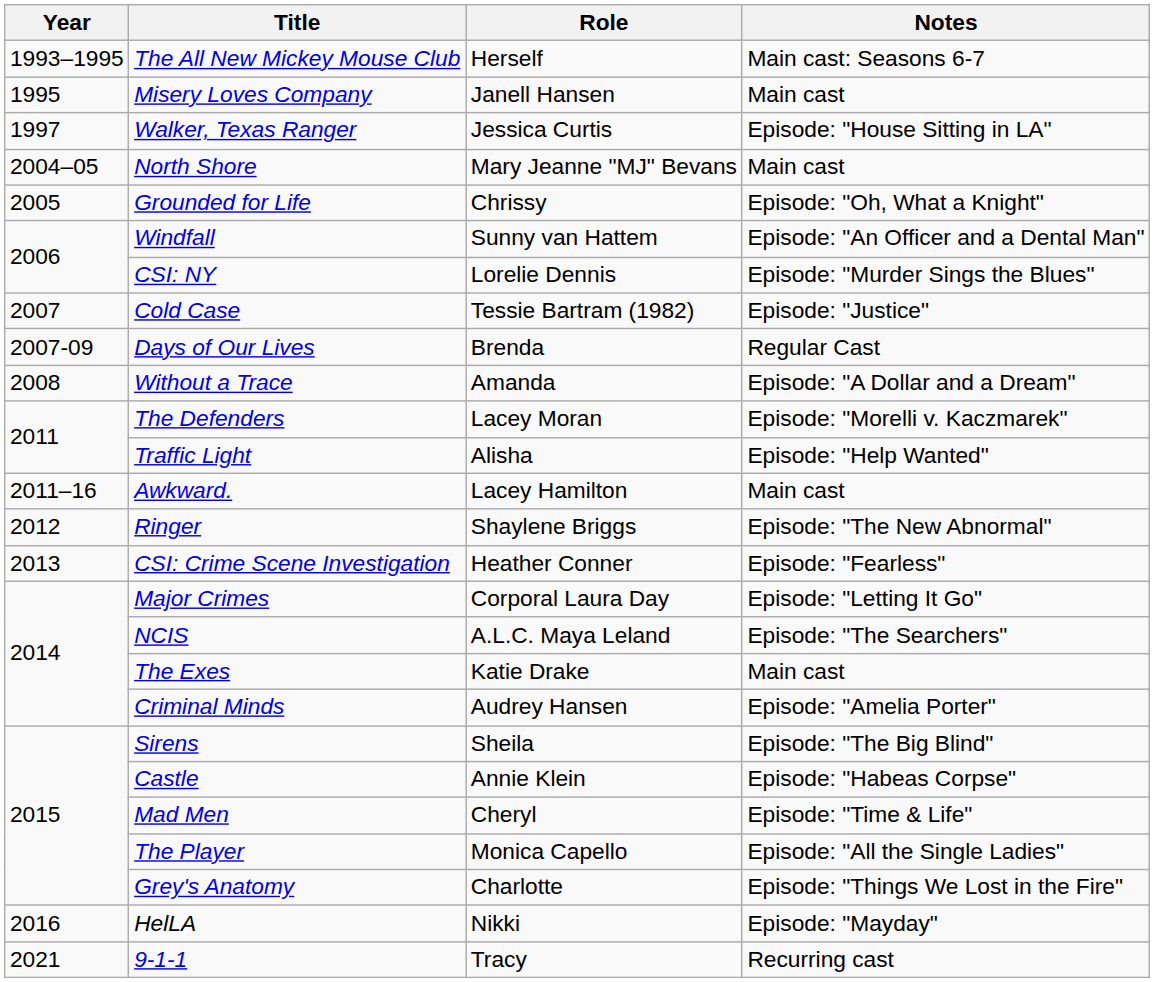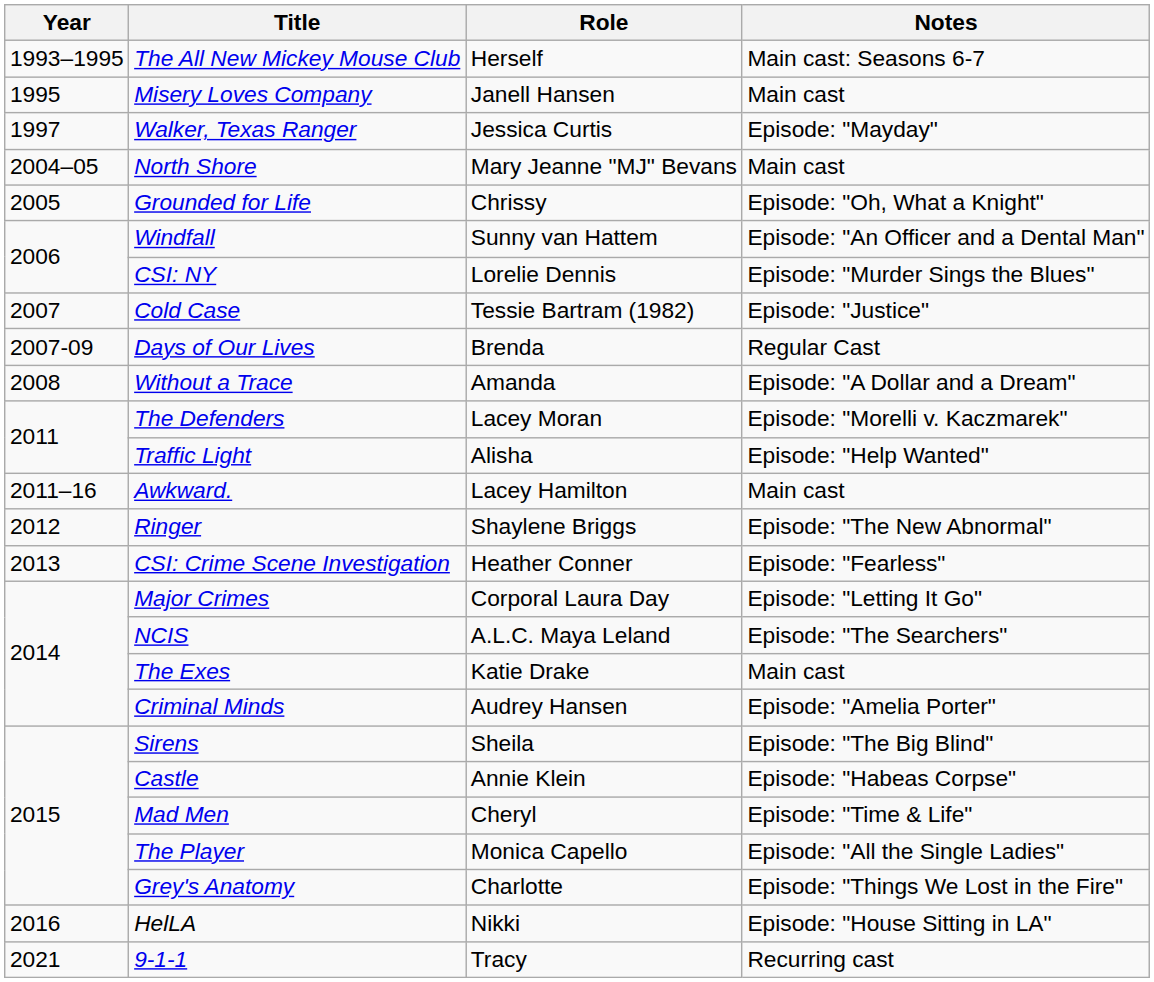(899, 130) Episode: "House Sitting in LA" -> (843, 130) Episode: "Mayday"
(843, 923) Episode: "Mayday" -> (899, 923) Episode: "House Sitting in LA"
